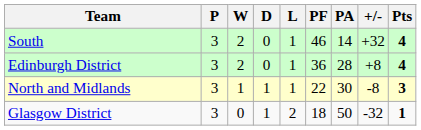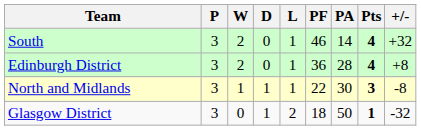columns swapped: (373, 16) <-> (402, 16)
